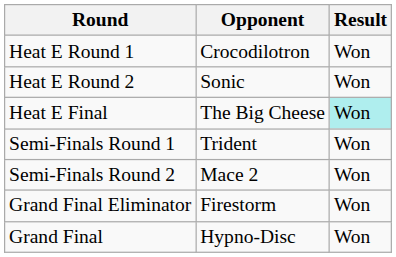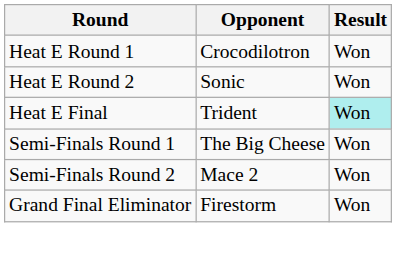(263, 112) The Big Cheese -> (229, 112) Trident
(229, 143) Trident -> (263, 143) The Big Cheese
- row: (56, 236)
